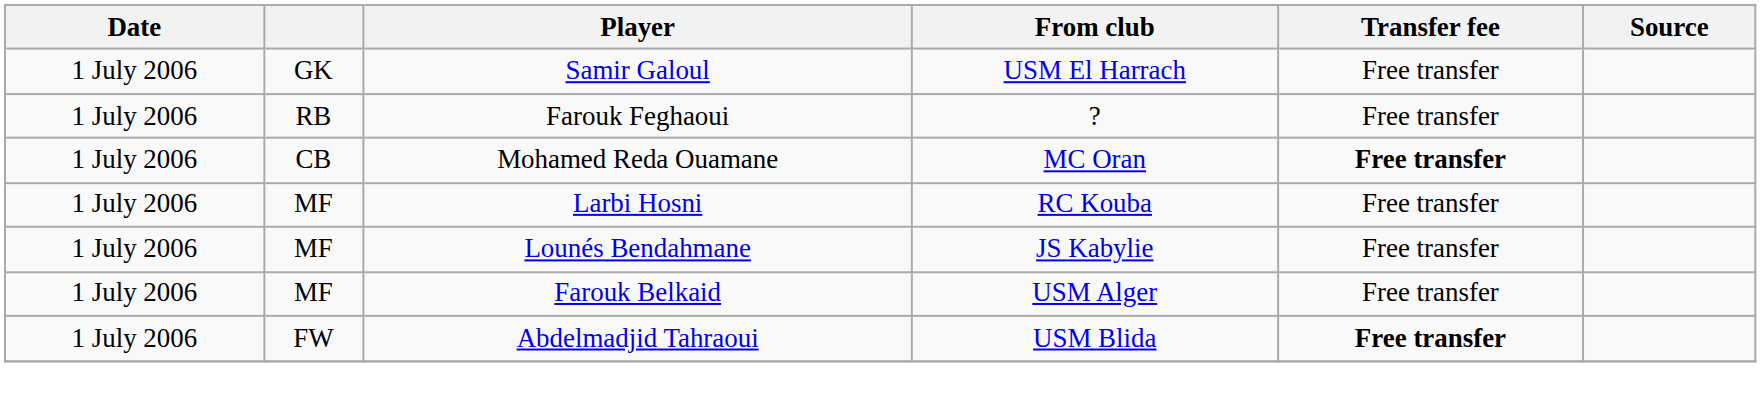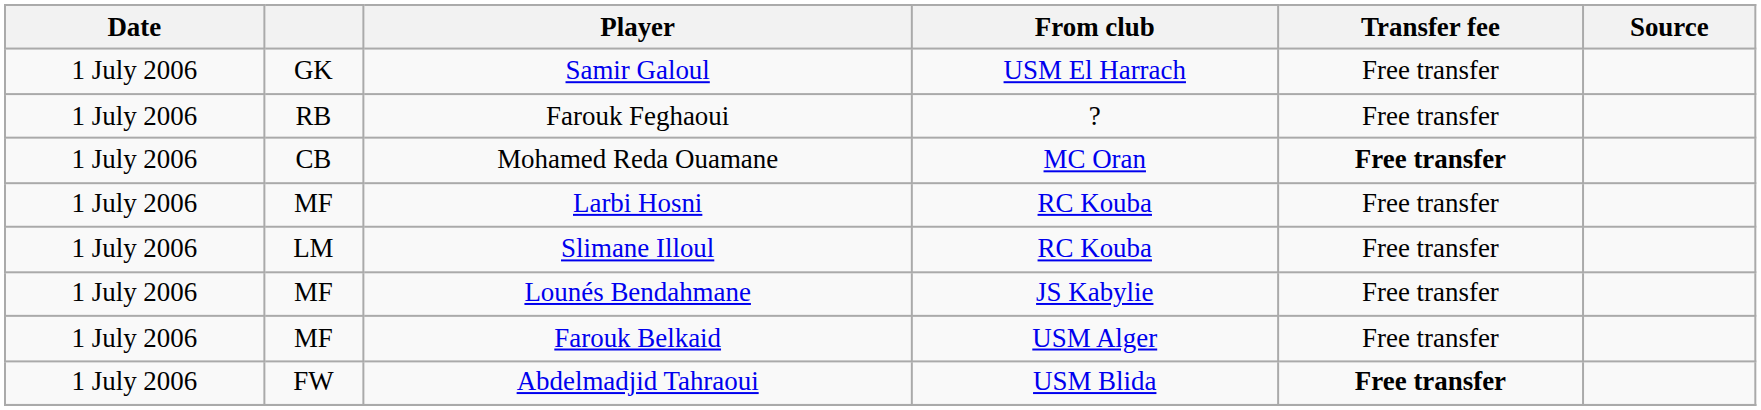+ row: (638, 248)
